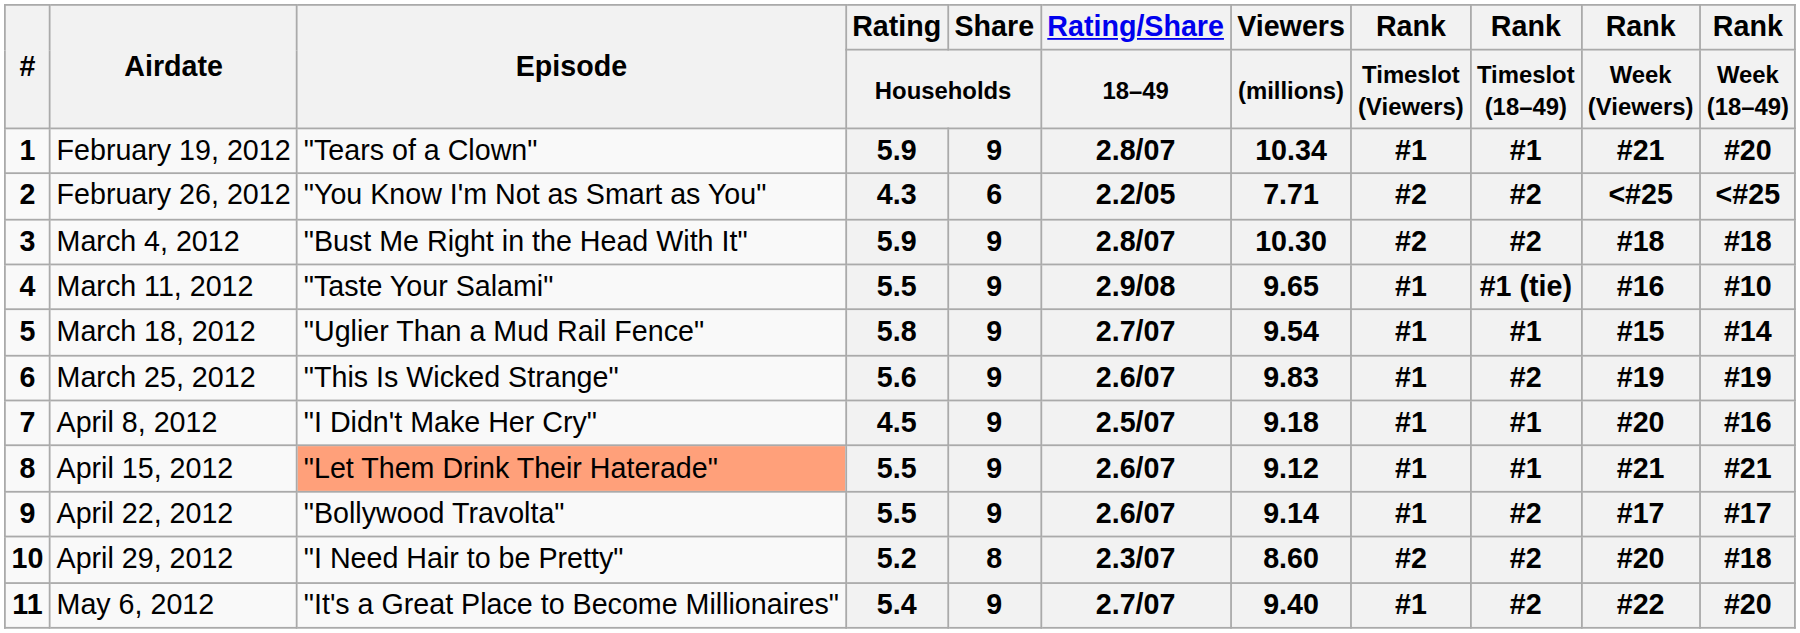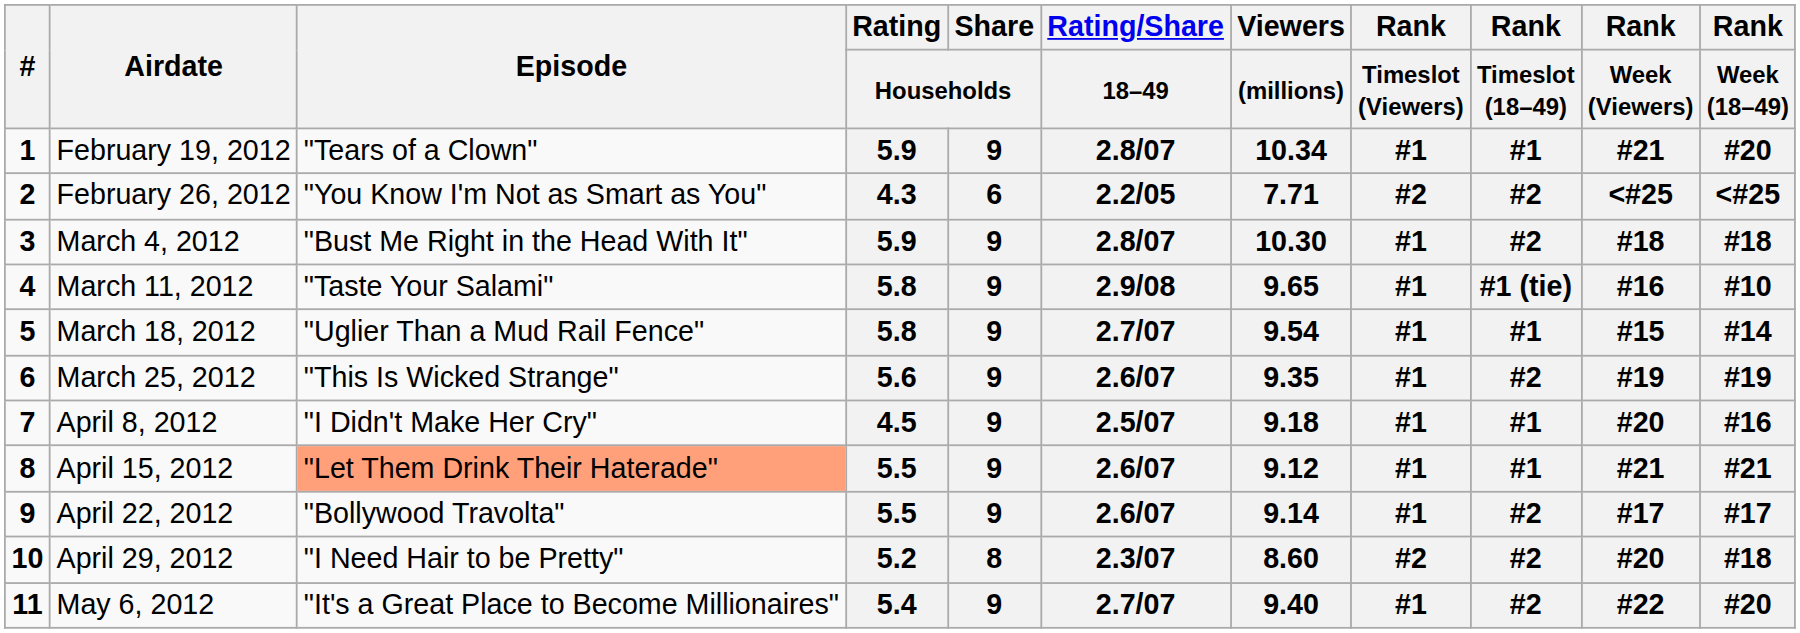(1411, 241) #2 -> (1411, 241) #1
(897, 286) 5.5 -> (897, 286) 5.8
(1291, 377) 9.83 -> (1291, 377) 9.35
